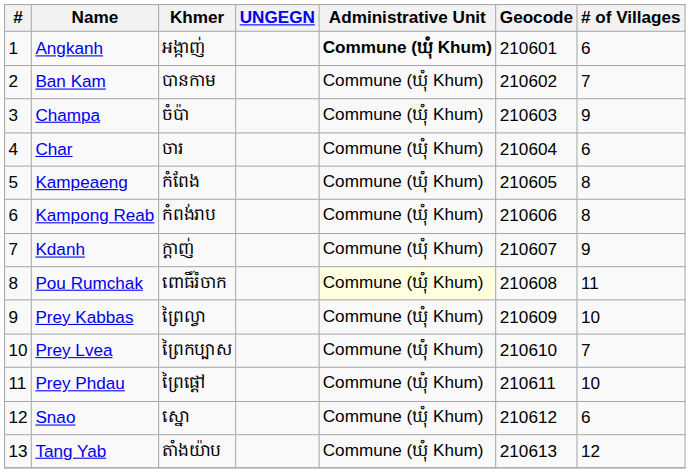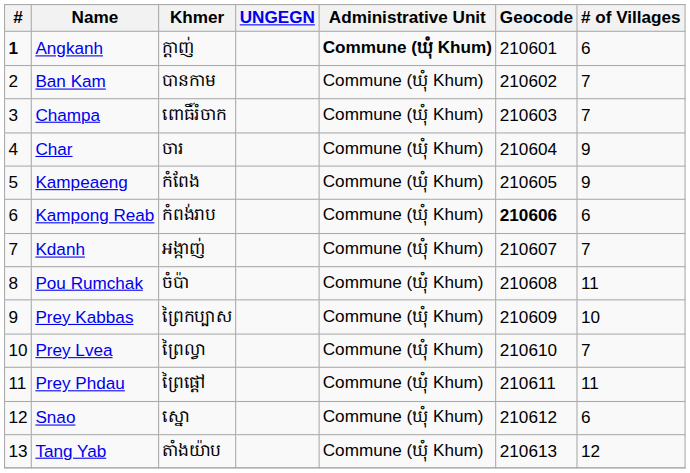(13, 48) normal -> (13, 48) bold
(184, 47) អង្កាញ់ -> (178, 47) ក្ដាញ់
(176, 114) ចំប៉ា -> (194, 114) ពោធិ៍រំចាក
(586, 115) 9 -> (586, 115) 7
(586, 149) 6 -> (586, 149) 9
(586, 182) 8 -> (586, 182) 9
(528, 216) normal -> (528, 216) bold
(586, 216) 8 -> (586, 216) 6
(178, 248) ក្ដាញ់ -> (184, 248) អង្កាញ់
(586, 249) 9 -> (586, 249) 7
(194, 282) ពោធិ៍រំចាក -> (176, 282) ចំប៉ា
(403, 282) lightyellow background -> (403, 282) no background
(184, 315) ព្រៃល្វា -> (197, 315) ព្រៃកប្បាស
(197, 349) ព្រៃកប្បាស -> (184, 349) ព្រៃល្វា
(591, 384) 10 -> (590, 384) 11
